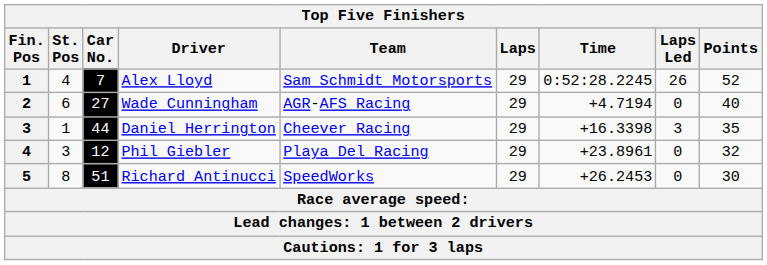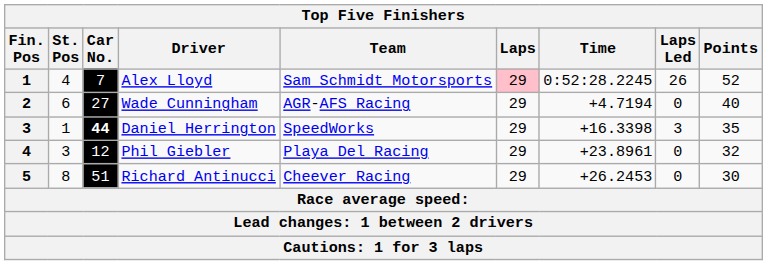(518, 81) no background -> (518, 81) pink background
(100, 128) normal -> (100, 128) bold
(347, 128) Cheever Racing -> (329, 128) SpeedWorks
(329, 176) SpeedWorks -> (347, 176) Cheever Racing
